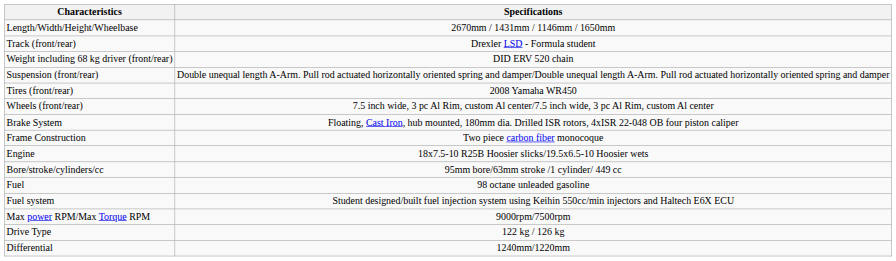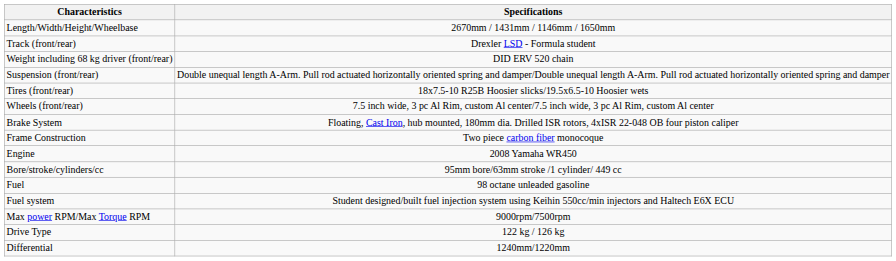(533, 91) 2008 Yamaha WR450 -> (533, 91) 18x7.5-10 R25B Hoosier slicks/19.5x6.5-10 Hoosier wets
(533, 153) 18x7.5-10 R25B Hoosier slicks/19.5x6.5-10 Hoosier wets -> (533, 153) 2008 Yamaha WR450
